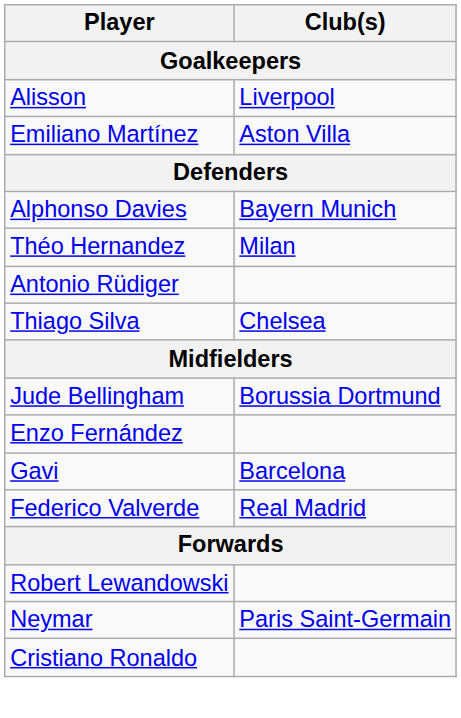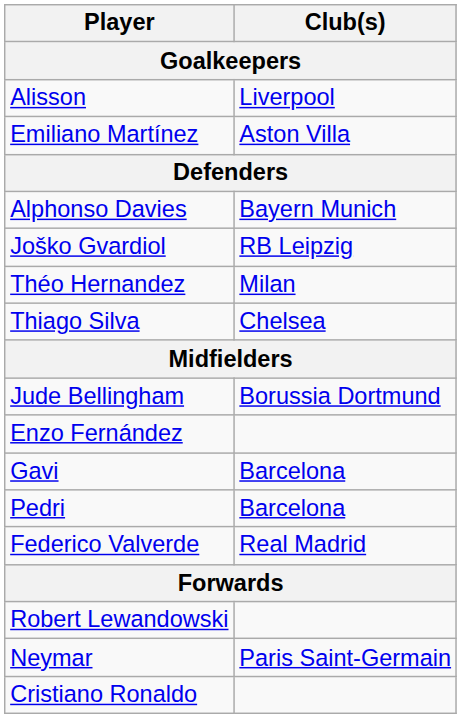+ row: (88, 246)
- row: (94, 284)
+ row: (38, 508)
